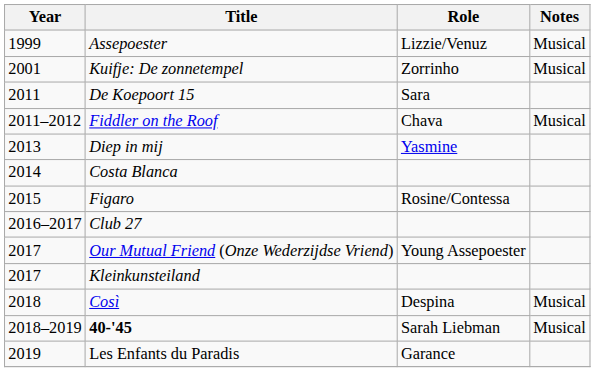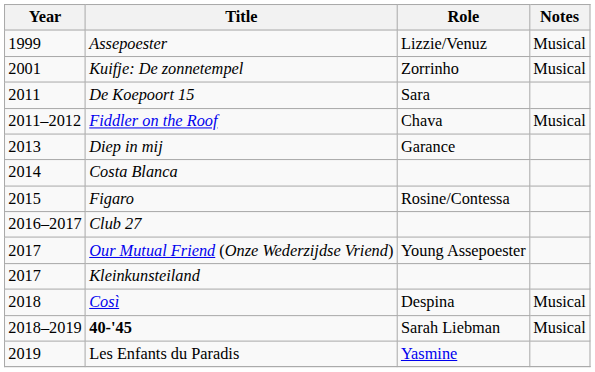(429, 146) Yasmine -> (428, 146) Garance
(428, 353) Garance -> (429, 353) Yasmine
